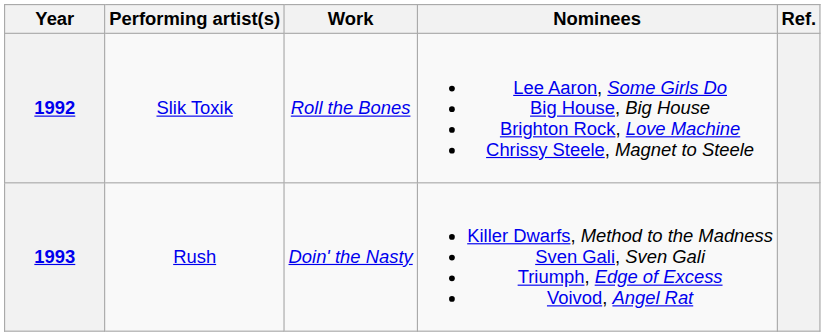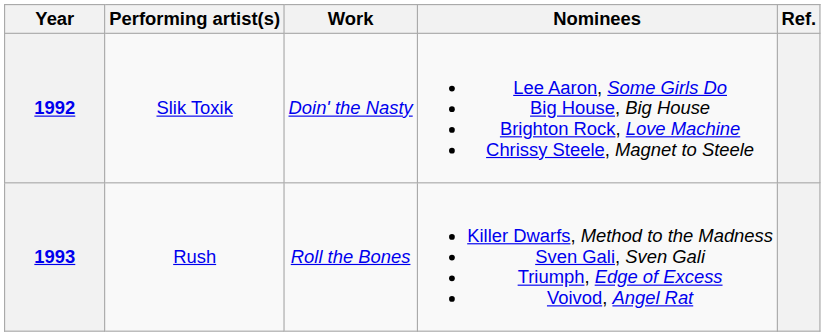(351, 108) Roll the Bones -> (351, 108) Doin' the Nasty
(351, 256) Doin' the Nasty -> (351, 256) Roll the Bones
